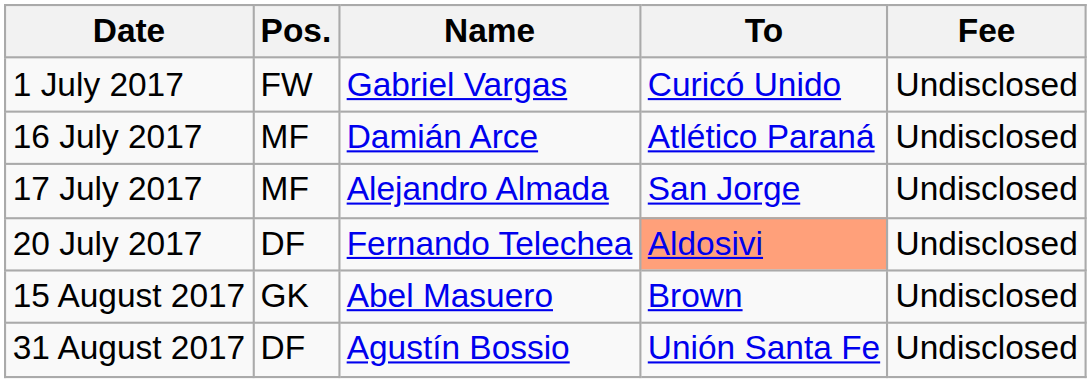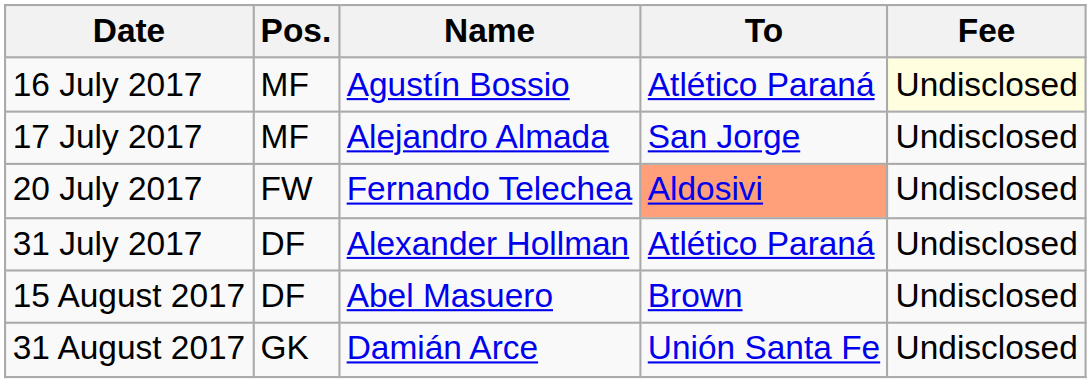- row: (98, 84)
(442, 137) Damián Arce -> (458, 84) Agustín Bossio
(987, 137) no background -> (987, 84) lightyellow background
(283, 243) DF -> (287, 190) FW
+ row: (108, 243)
(285, 296) GK -> (283, 296) DF
(283, 349) DF -> (285, 349) GK
(458, 349) Agustín Bossio -> (442, 349) Damián Arce
